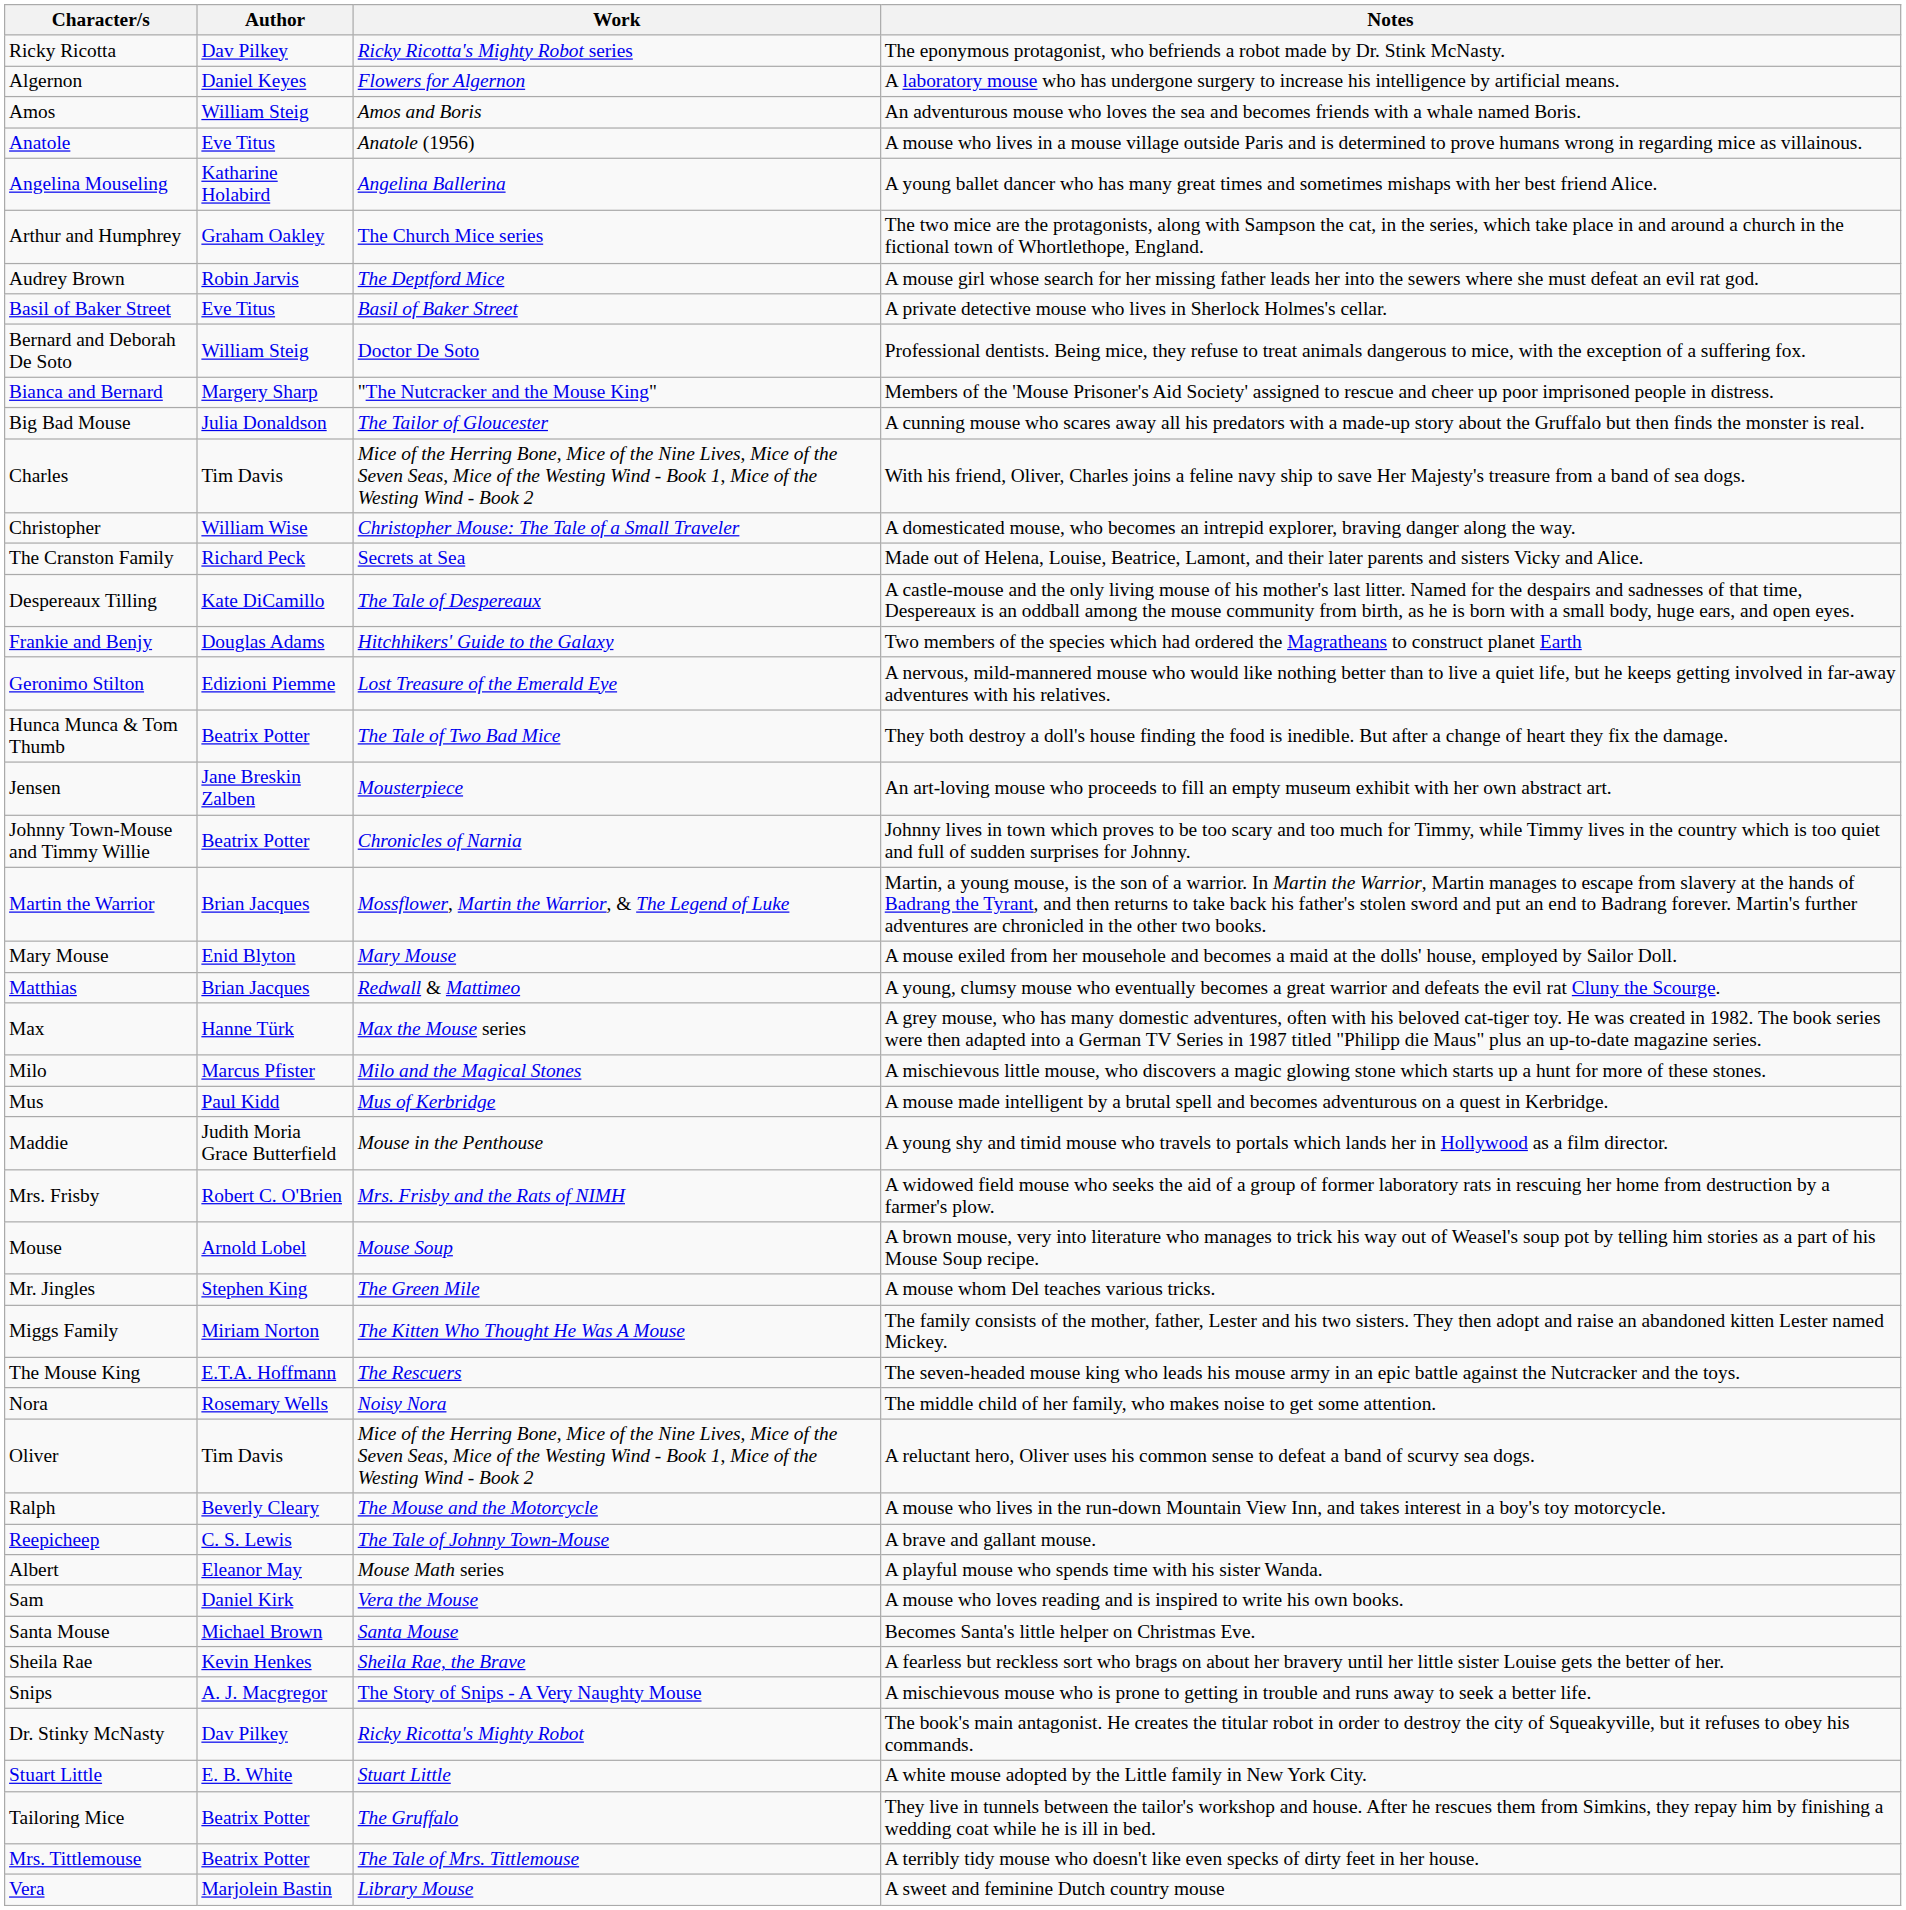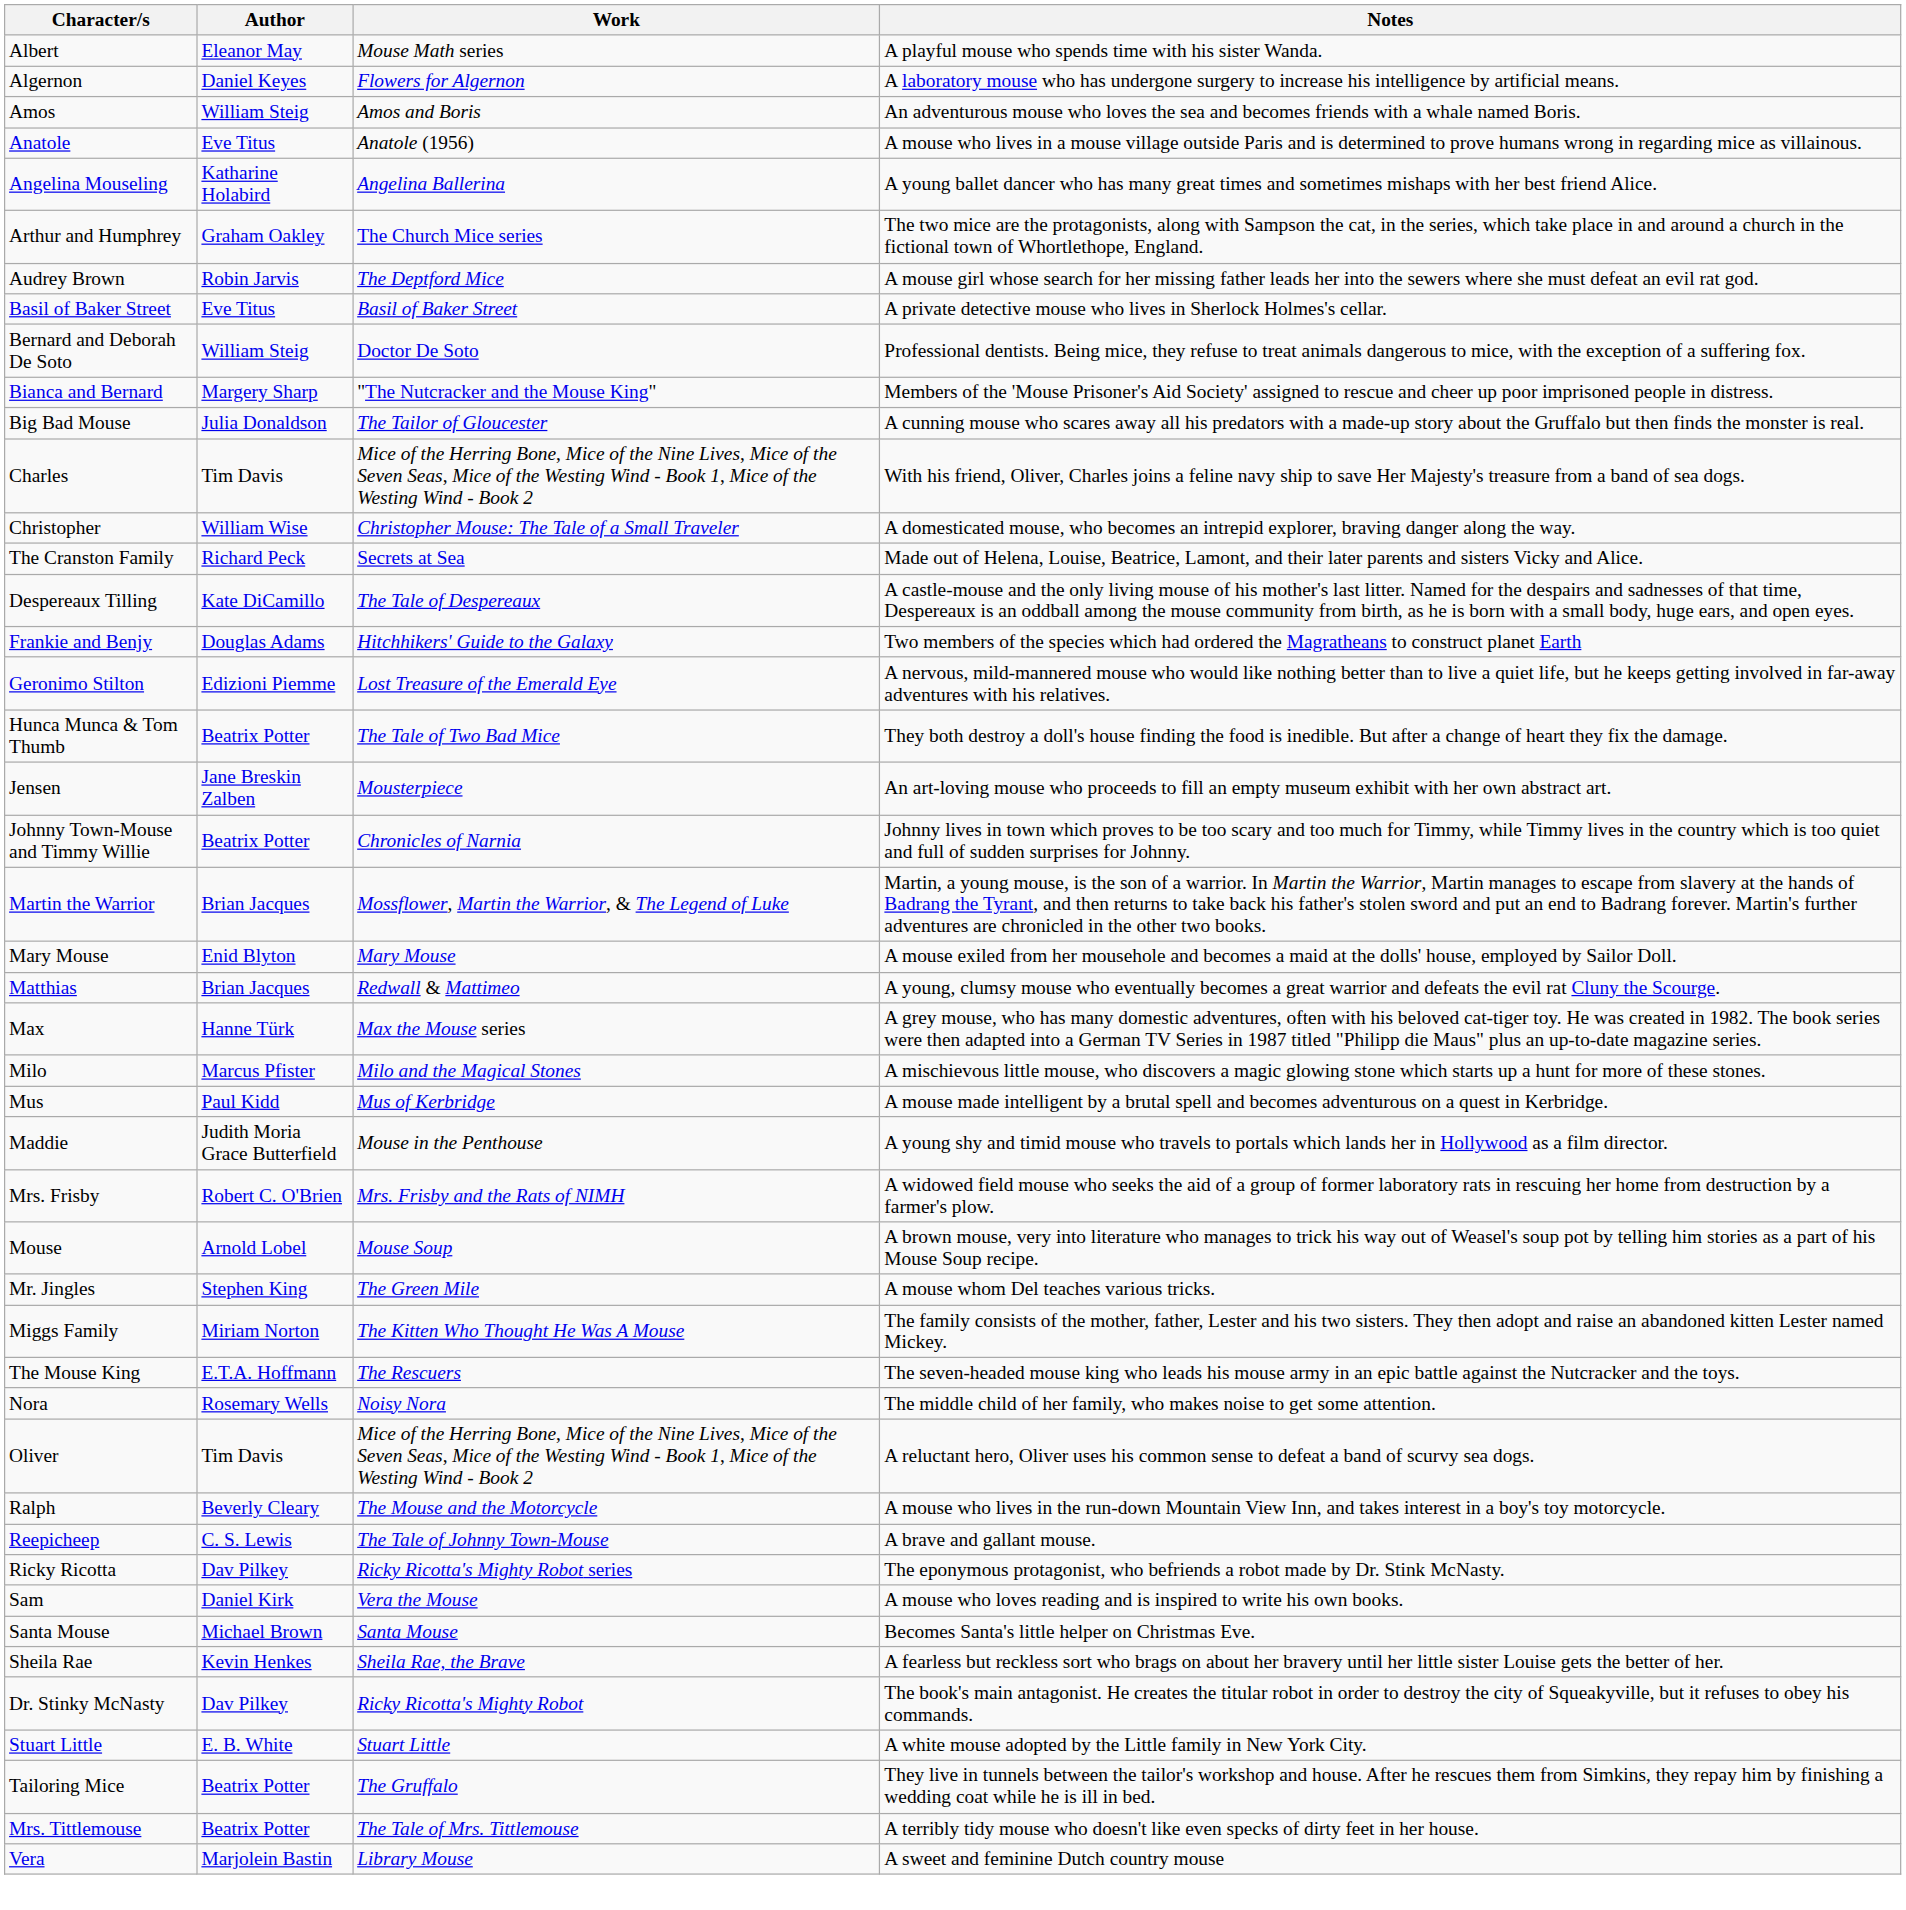rows swapped: (34, 1569) <-> (63, 50)
- row: (31, 1692)
